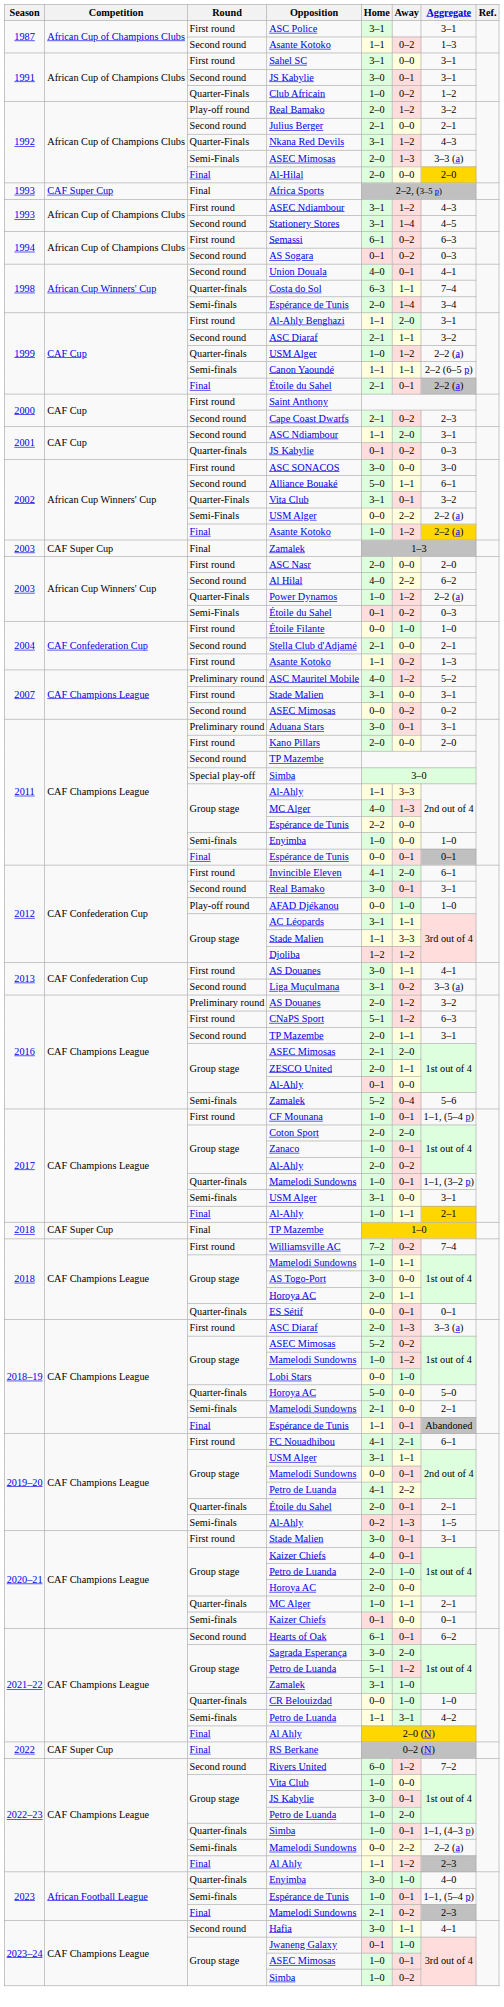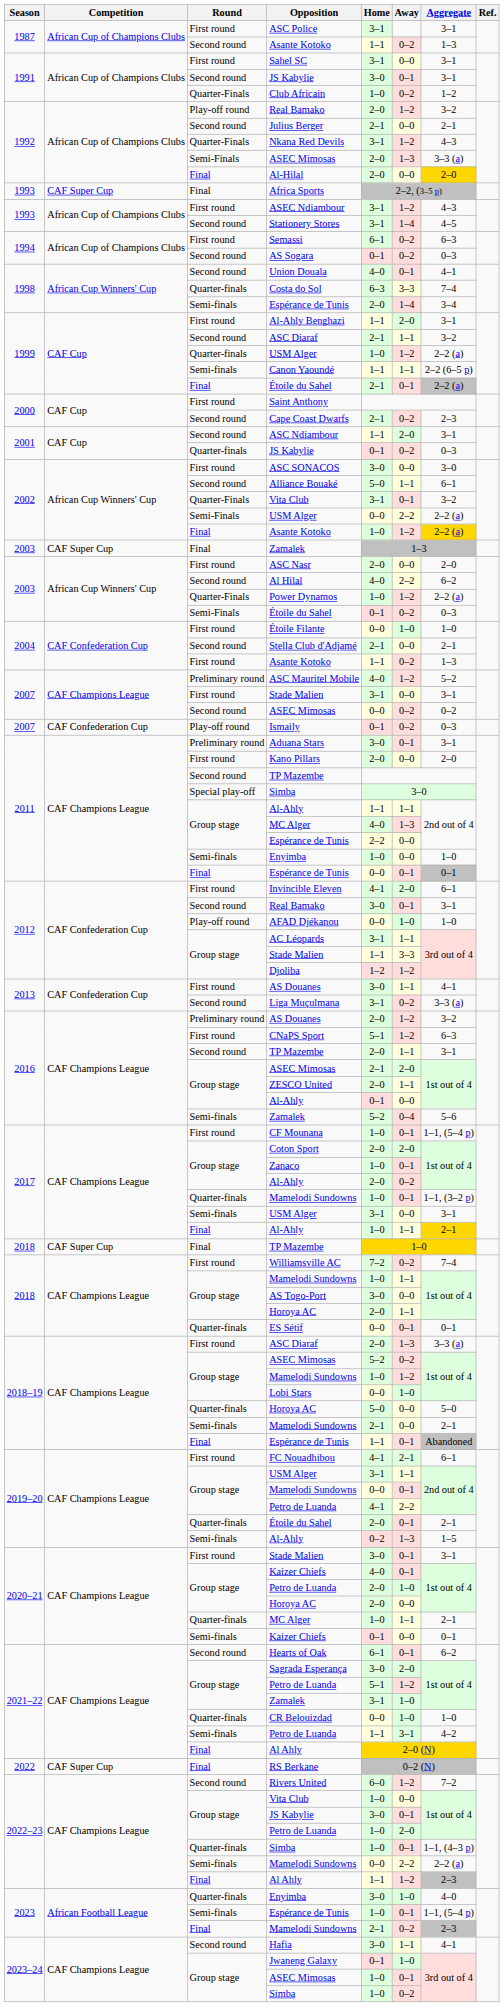(407, 288) 1–1 -> (407, 288) 3–3
+ row: (25, 727)
(407, 792) 3–3 -> (407, 808) 1–1
